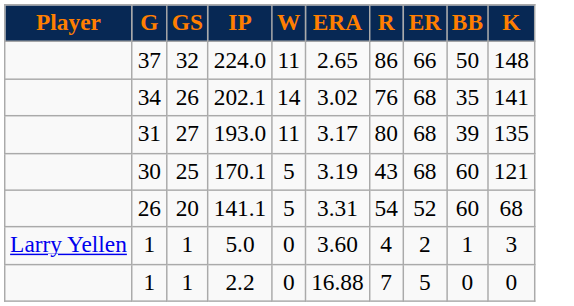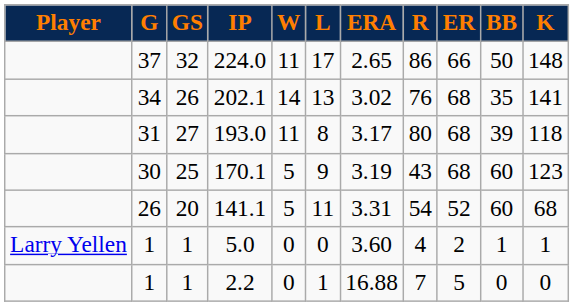+ column: (323, 23)
(511, 134) 135 -> (545, 134) 118
(511, 171) 121 -> (545, 171) 123
(511, 245) 3 -> (545, 245) 1
